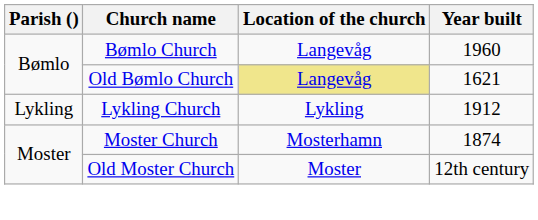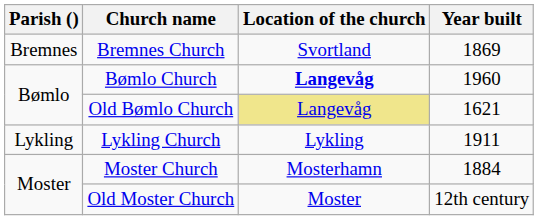+ row: (161, 49)
(334, 49) normal -> (334, 79) bold
(482, 109) 1912 -> (482, 139) 1911
(482, 139) 1874 -> (482, 169) 1884
